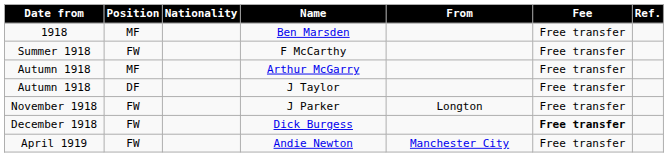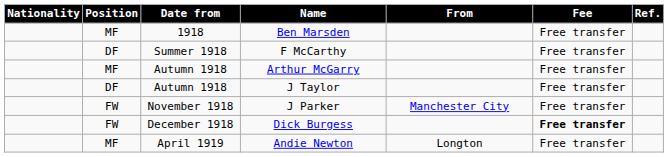columns swapped: (54, 13) <-> (201, 13)
(133, 50) FW -> (112, 50) DF
(460, 106) Longton -> (460, 106) Manchester City
(133, 143) FW -> (112, 143) MF
(460, 143) Manchester City -> (460, 143) Longton
